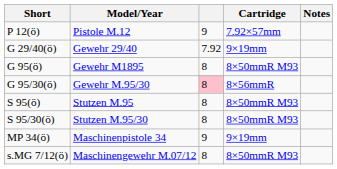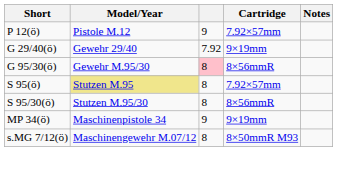- row: (25, 66)
(103, 102) no background -> (103, 84) khaki background
(262, 102) 8×50mmR M93 -> (253, 84) 7.92×57mm
(262, 119) 8×50mmR M93 -> (250, 102) 8×56mmR
